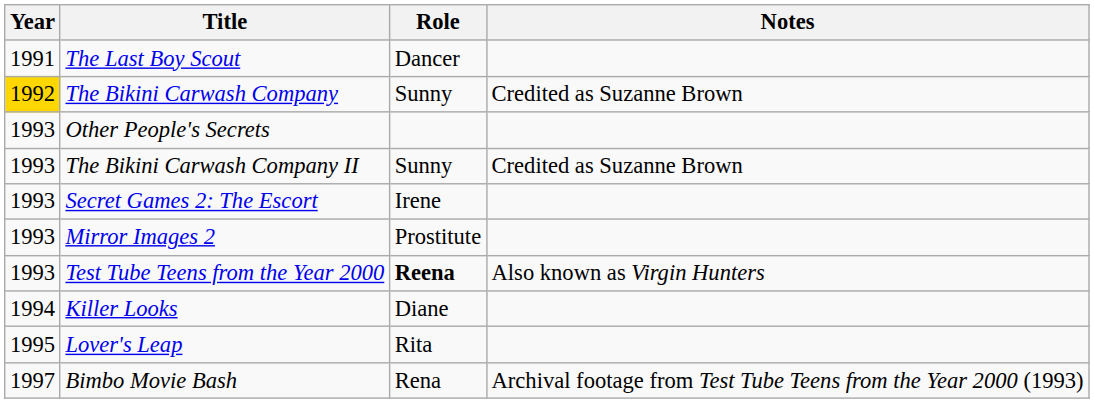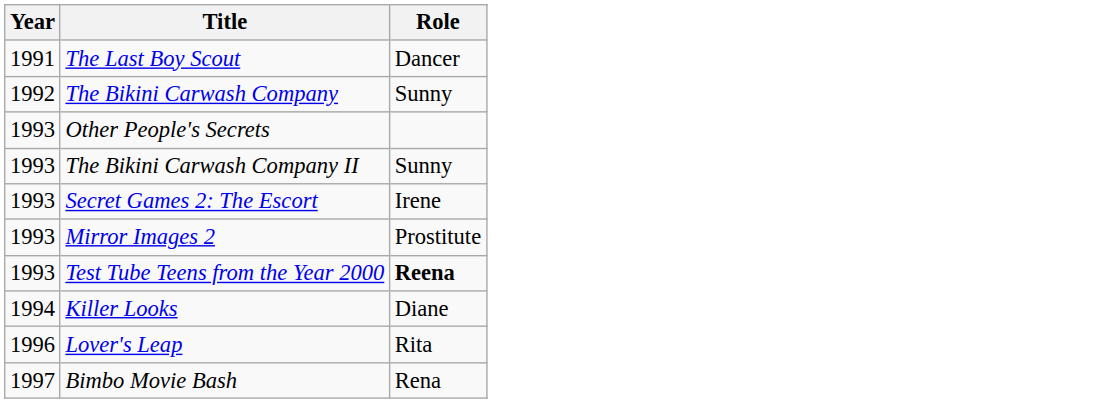- column: (788, 22)
(32, 93) gold background -> (32, 93) no background
(32, 344) 1995 -> (32, 344) 1996
